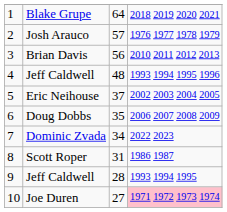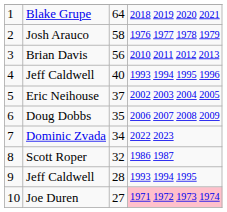(118, 34) 57 -> (118, 34) 58
(118, 75) 48 -> (118, 75) 40
(118, 156) 31 -> (118, 156) 32
